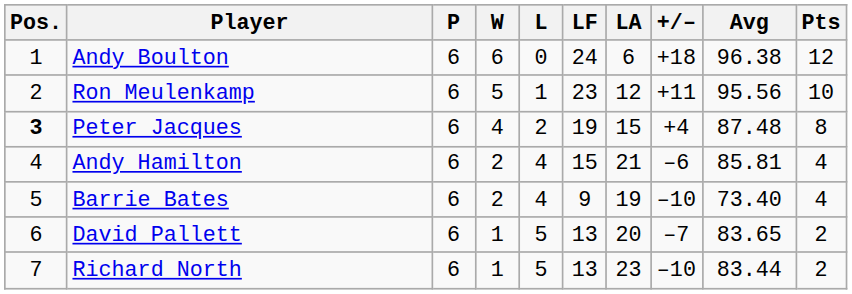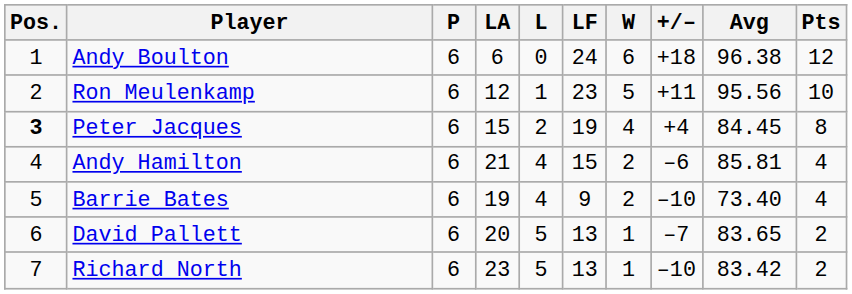columns swapped: (497, 23) <-> (628, 23)
(749, 129) 87.48 -> (749, 129) 84.45
(749, 270) 83.44 -> (749, 270) 83.42
